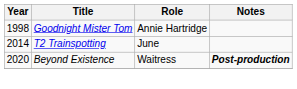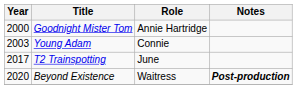(18, 28) 1998 -> (18, 28) 2000
+ row: (62, 44)
(18, 44) 2014 -> (18, 60) 2017
